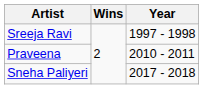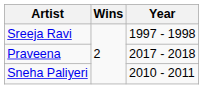(162, 53) 2010 - 2011 -> (162, 53) 2017 - 2018
(162, 73) 2017 - 2018 -> (162, 73) 2010 - 2011
